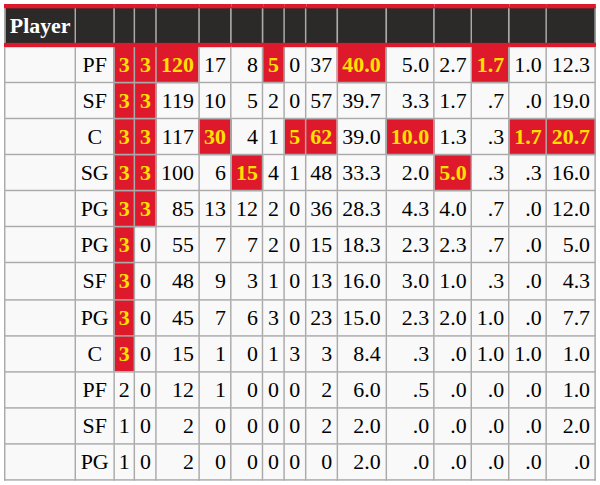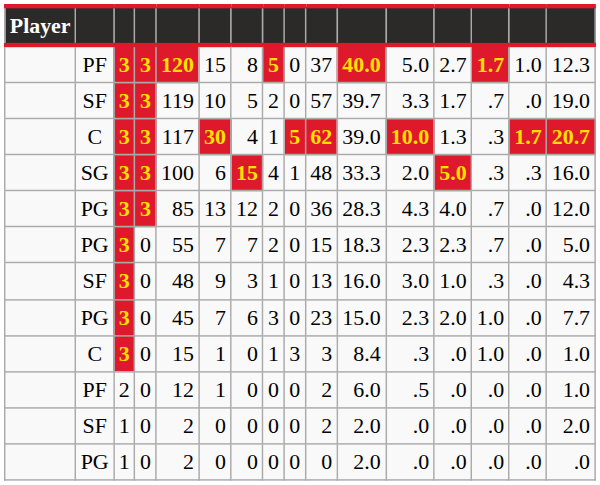(215, 64) 17 -> (215, 64) 15
(528, 353) 1.0 -> (533, 353) .0
